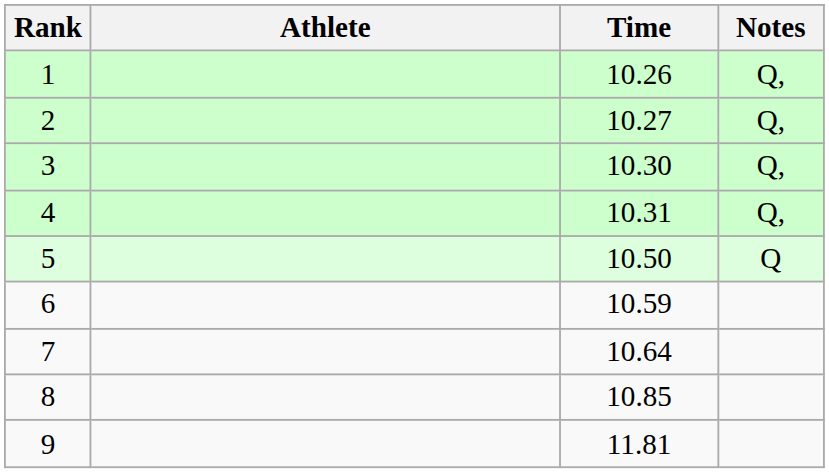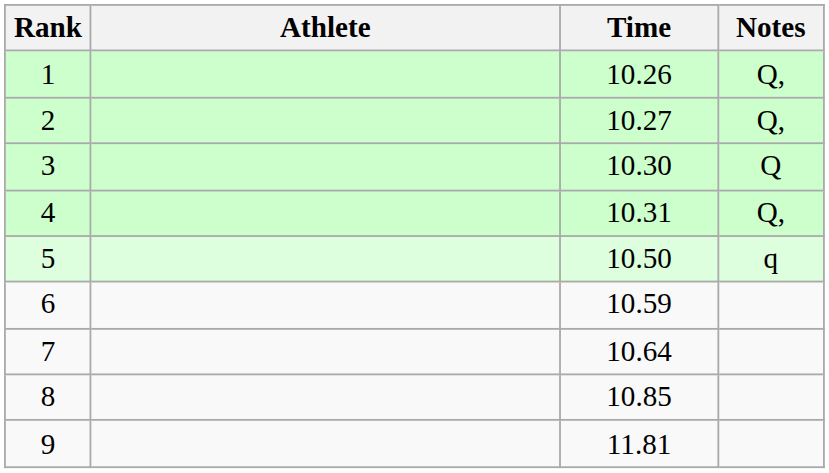(771, 166) Q, -> (771, 166) Q
(771, 258) Q -> (771, 258) q
